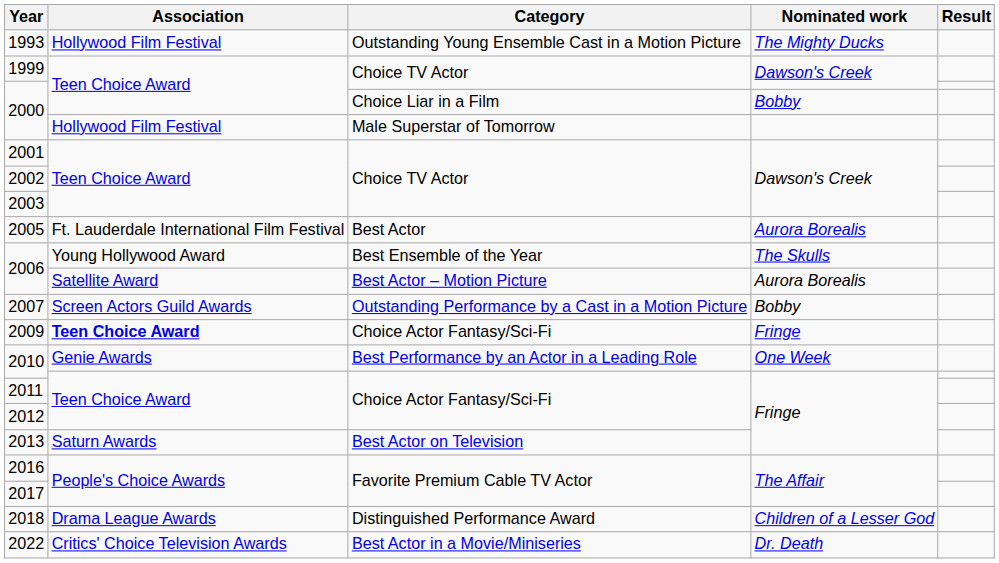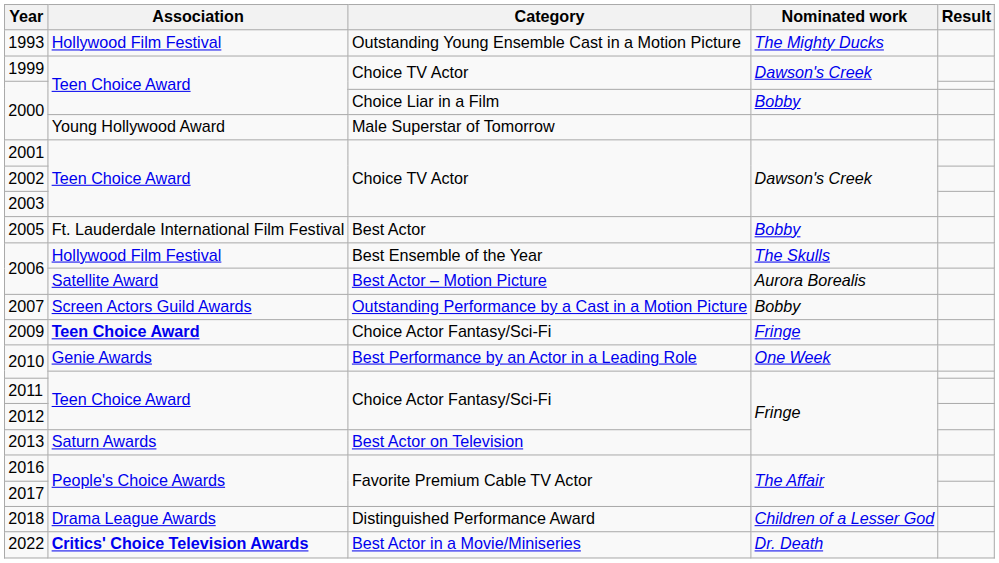(136, 127) Hollywood Film Festival -> (138, 127) Young Hollywood Award
(810, 229) Aurora Borealis -> (777, 229) Bobby
(138, 255) Young Hollywood Award -> (136, 255) Hollywood Film Festival
(169, 544) normal -> (180, 544) bold
